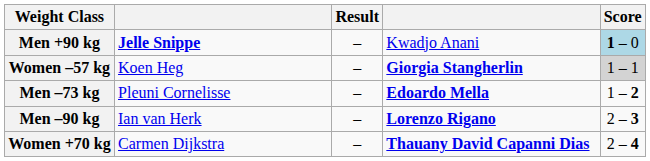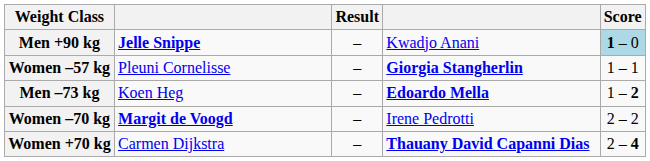(151, 67) Koen Heg -> (174, 67) Pleuni Cornelisse
(623, 67) lightgrey background -> (623, 67) no background
(174, 93) Pleuni Cornelisse -> (151, 93) Koen Heg
+ row: (59, 118)
- row: (59, 118)
